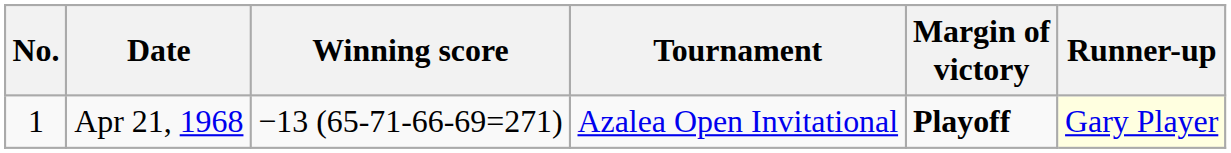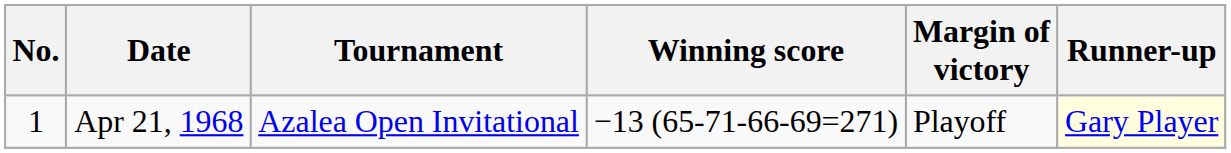columns swapped: (738, 49) <-> (410, 49)
(962, 121) bold -> (960, 121) normal
